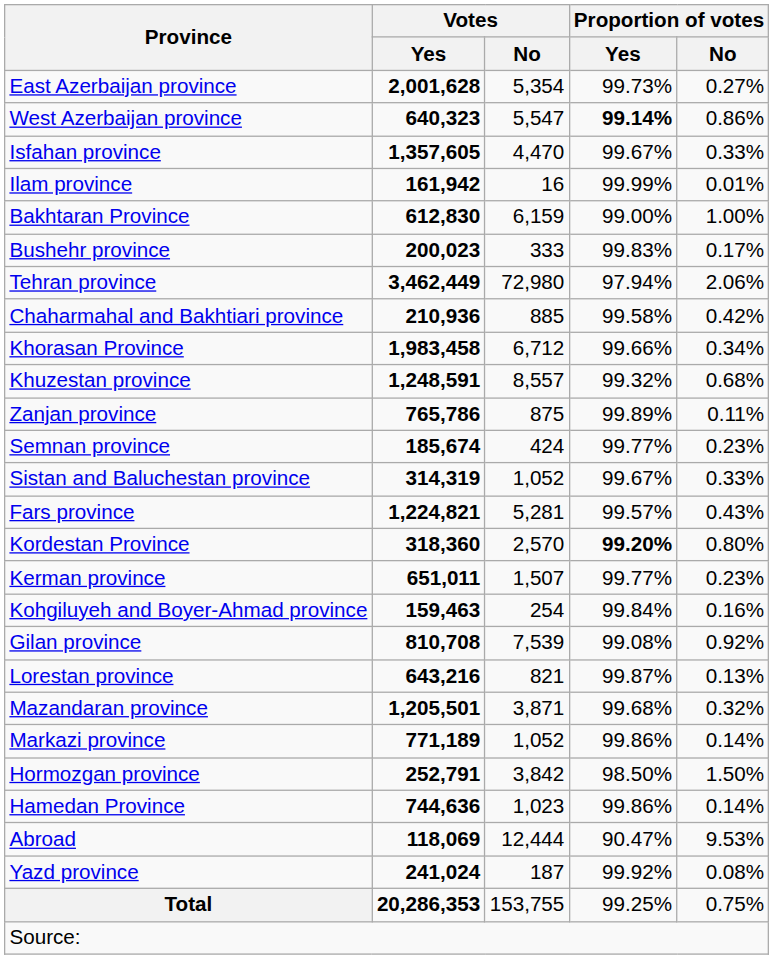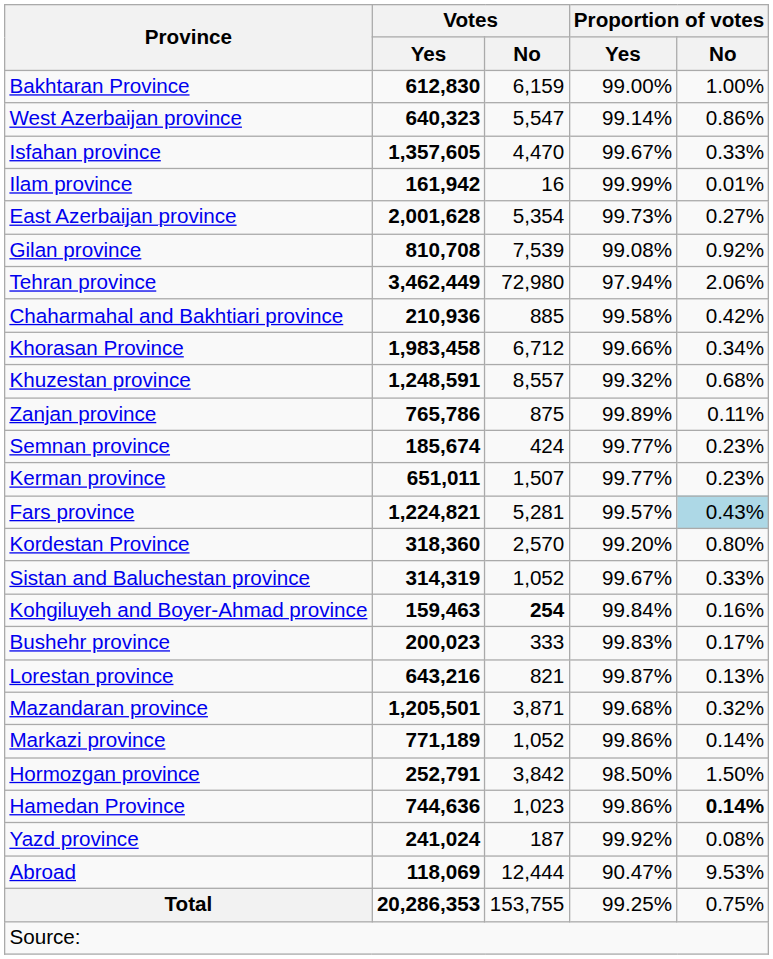rows swapped: (123, 86) <-> (99, 217)
(637, 119) bold -> (637, 119) normal
rows swapped: (90, 250) <-> (75, 642)
rows swapped: (160, 479) <-> (87, 577)
(735, 511) no background -> (735, 511) lightblue background
(637, 544) bold -> (637, 544) normal
(547, 610) normal -> (547, 610) bold
(735, 806) normal -> (735, 806) bold
rows swapped: (74, 871) <-> (43, 839)
